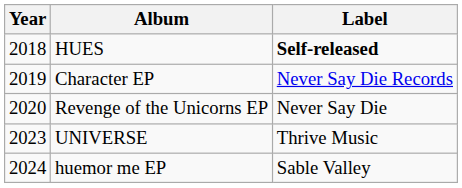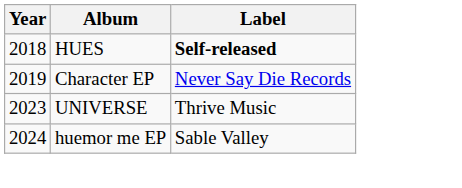- row: (162, 108)
